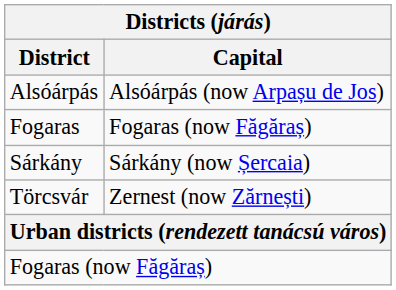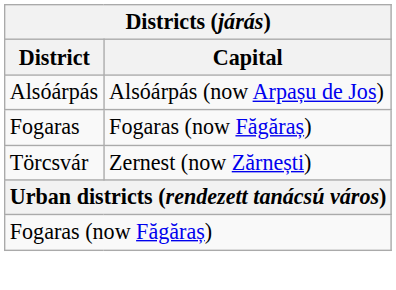- row: (46, 162)
